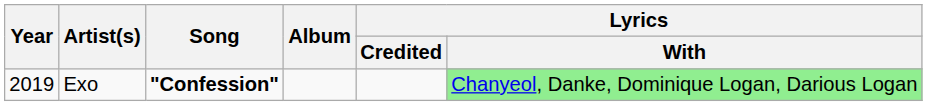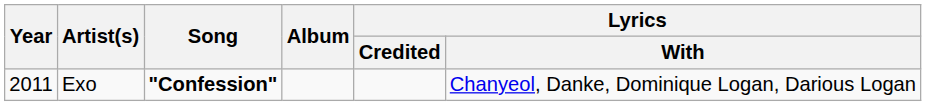(32, 84) 2019 -> (31, 84) 2011
(684, 84) lightgreen background -> (683, 84) no background
